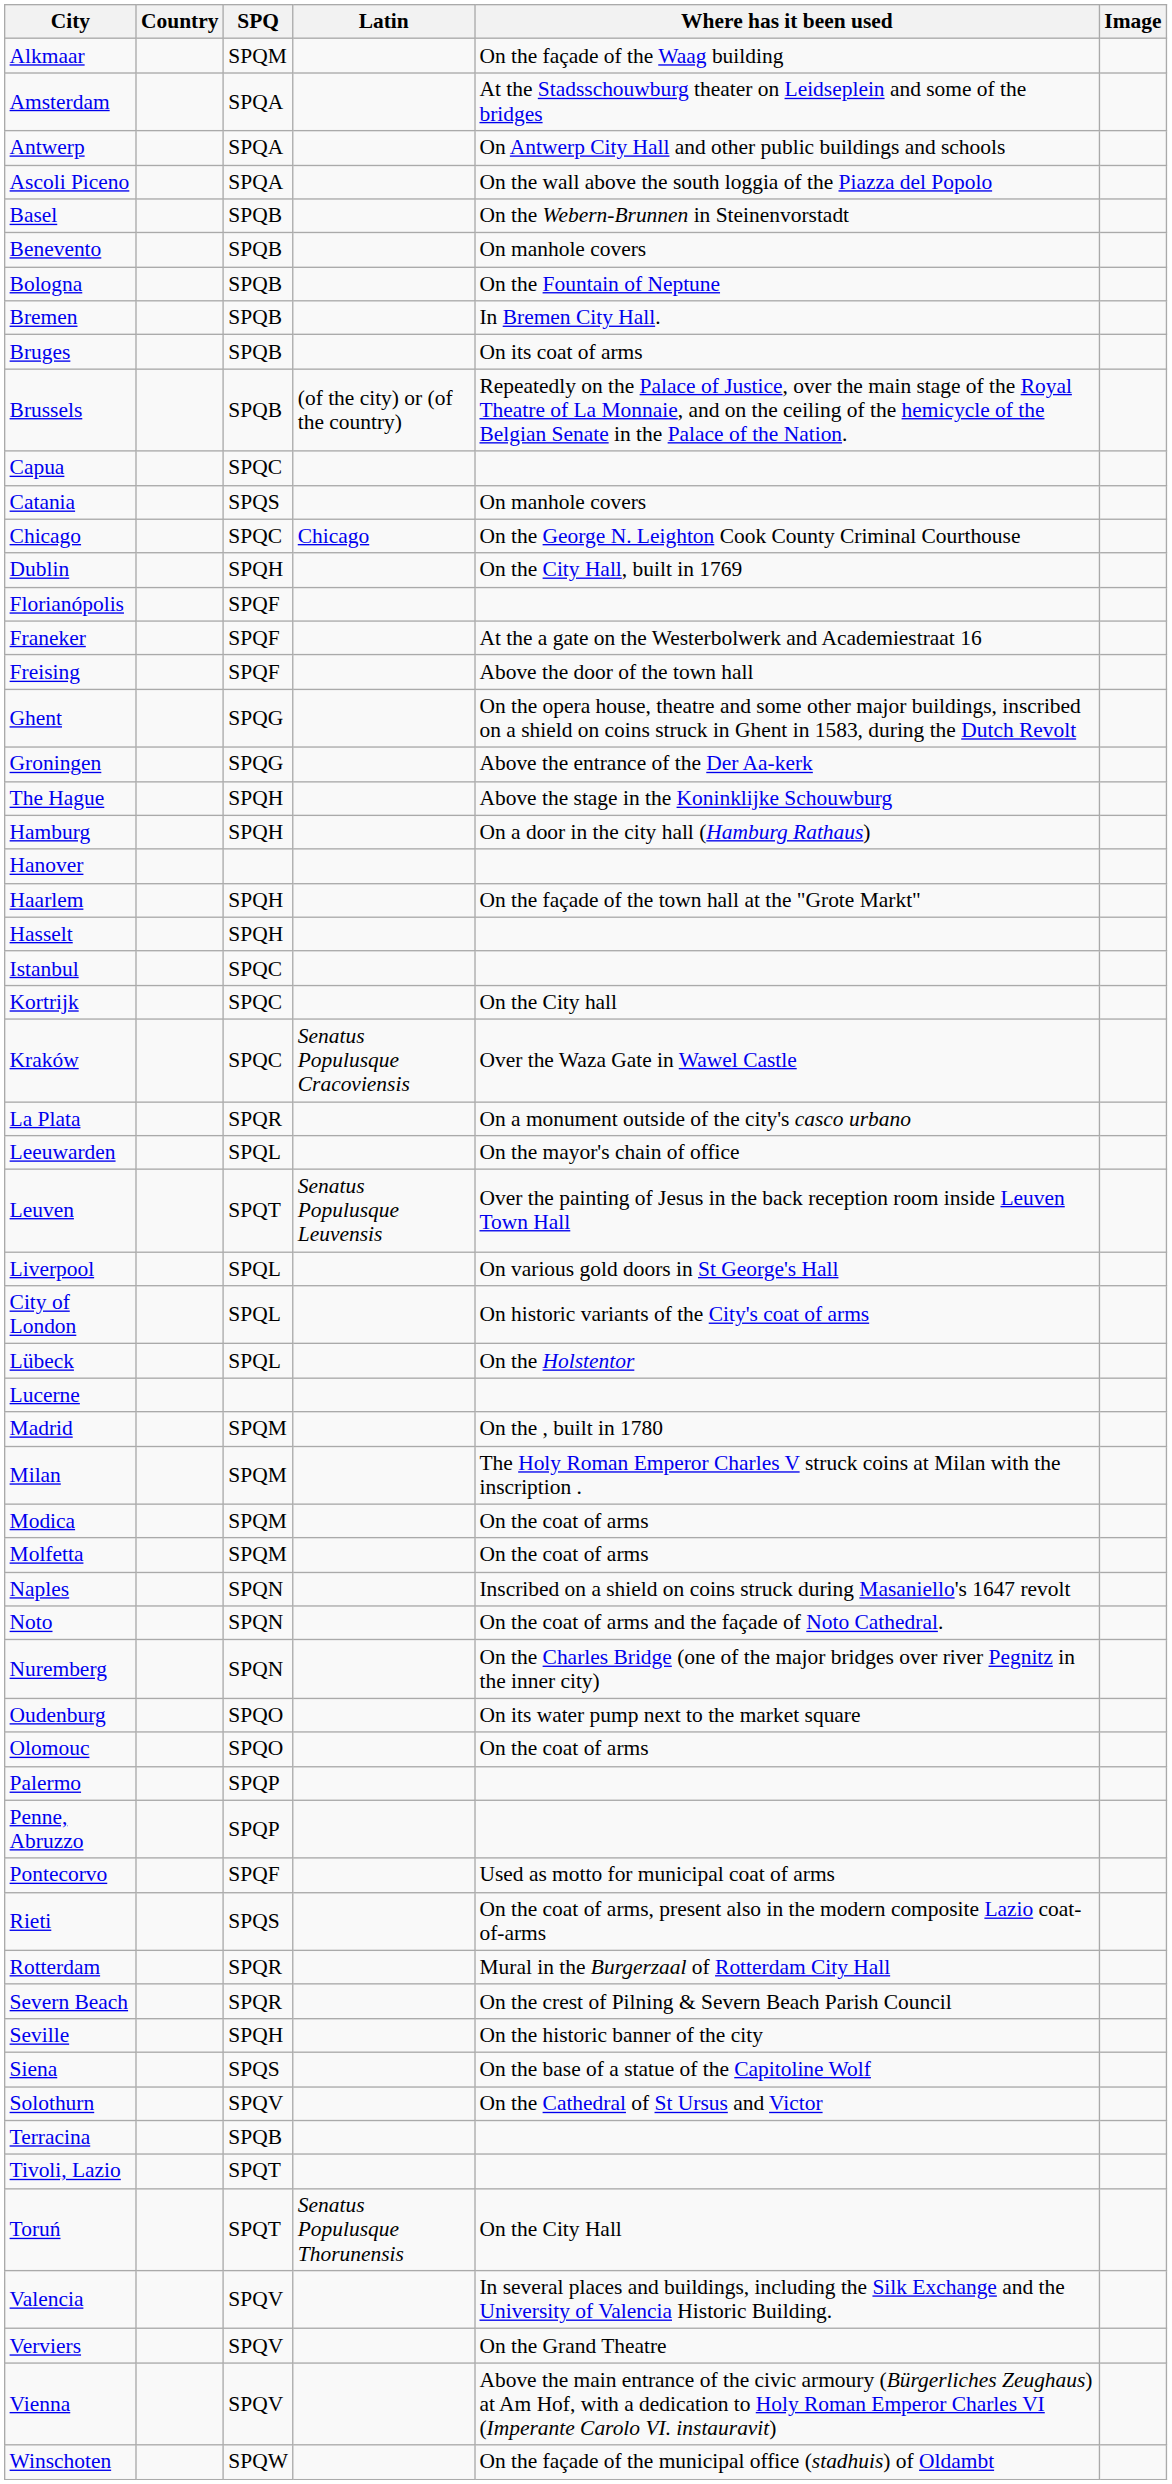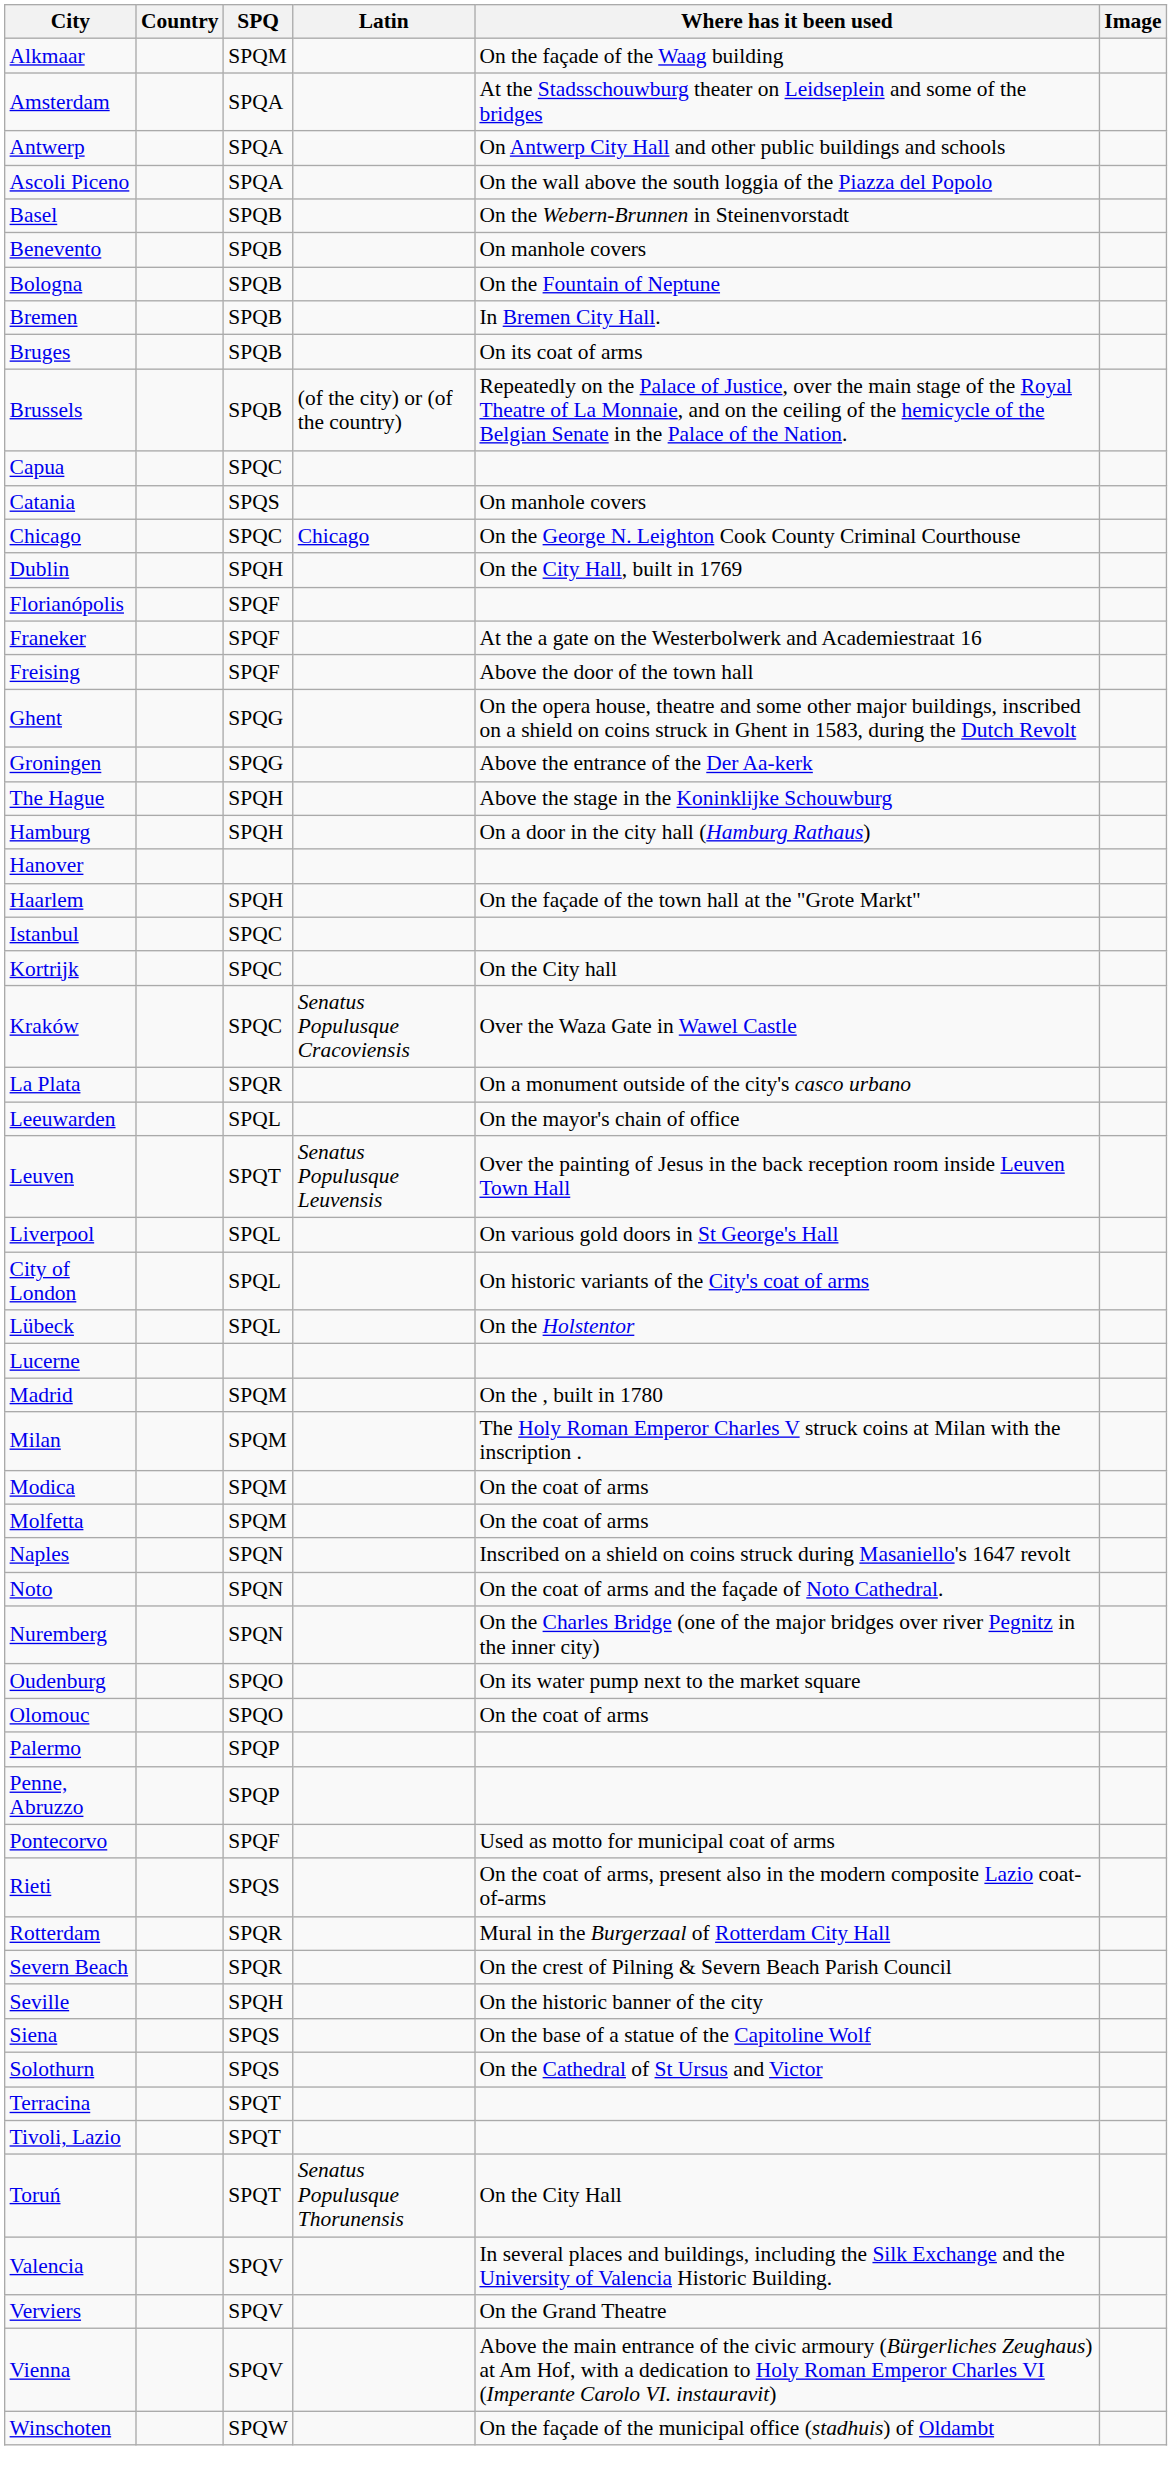- row: (41, 934)
(256, 2103) SPQV -> (254, 2069) SPQS
(255, 2137) SPQB -> (255, 2103) SPQT
